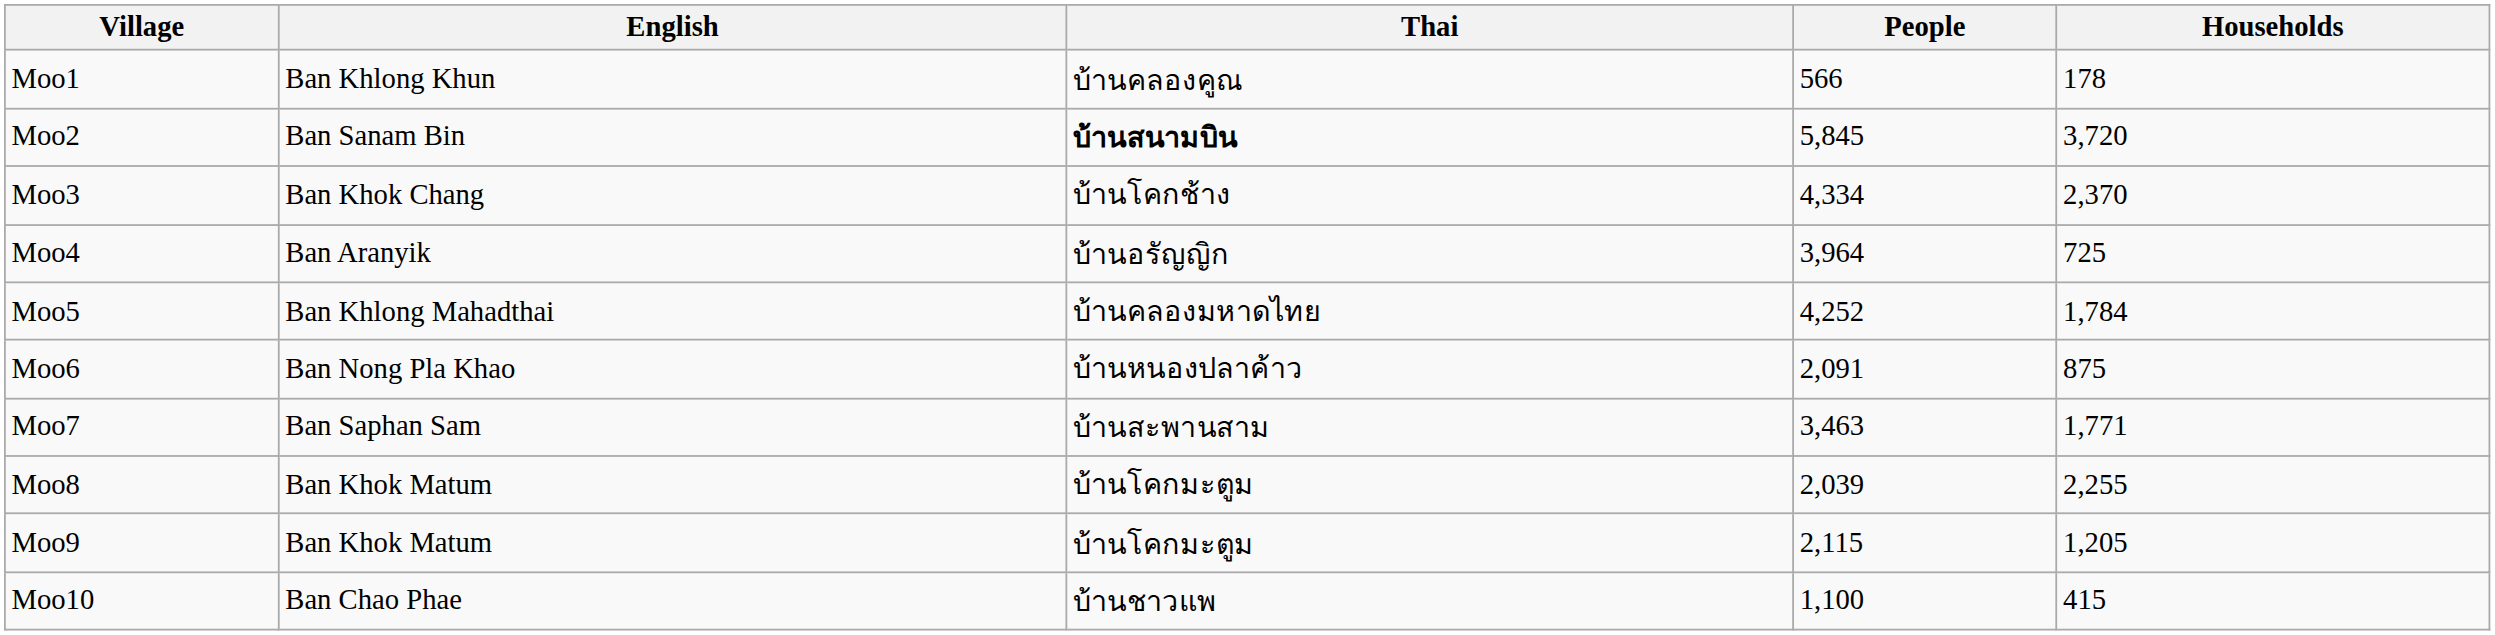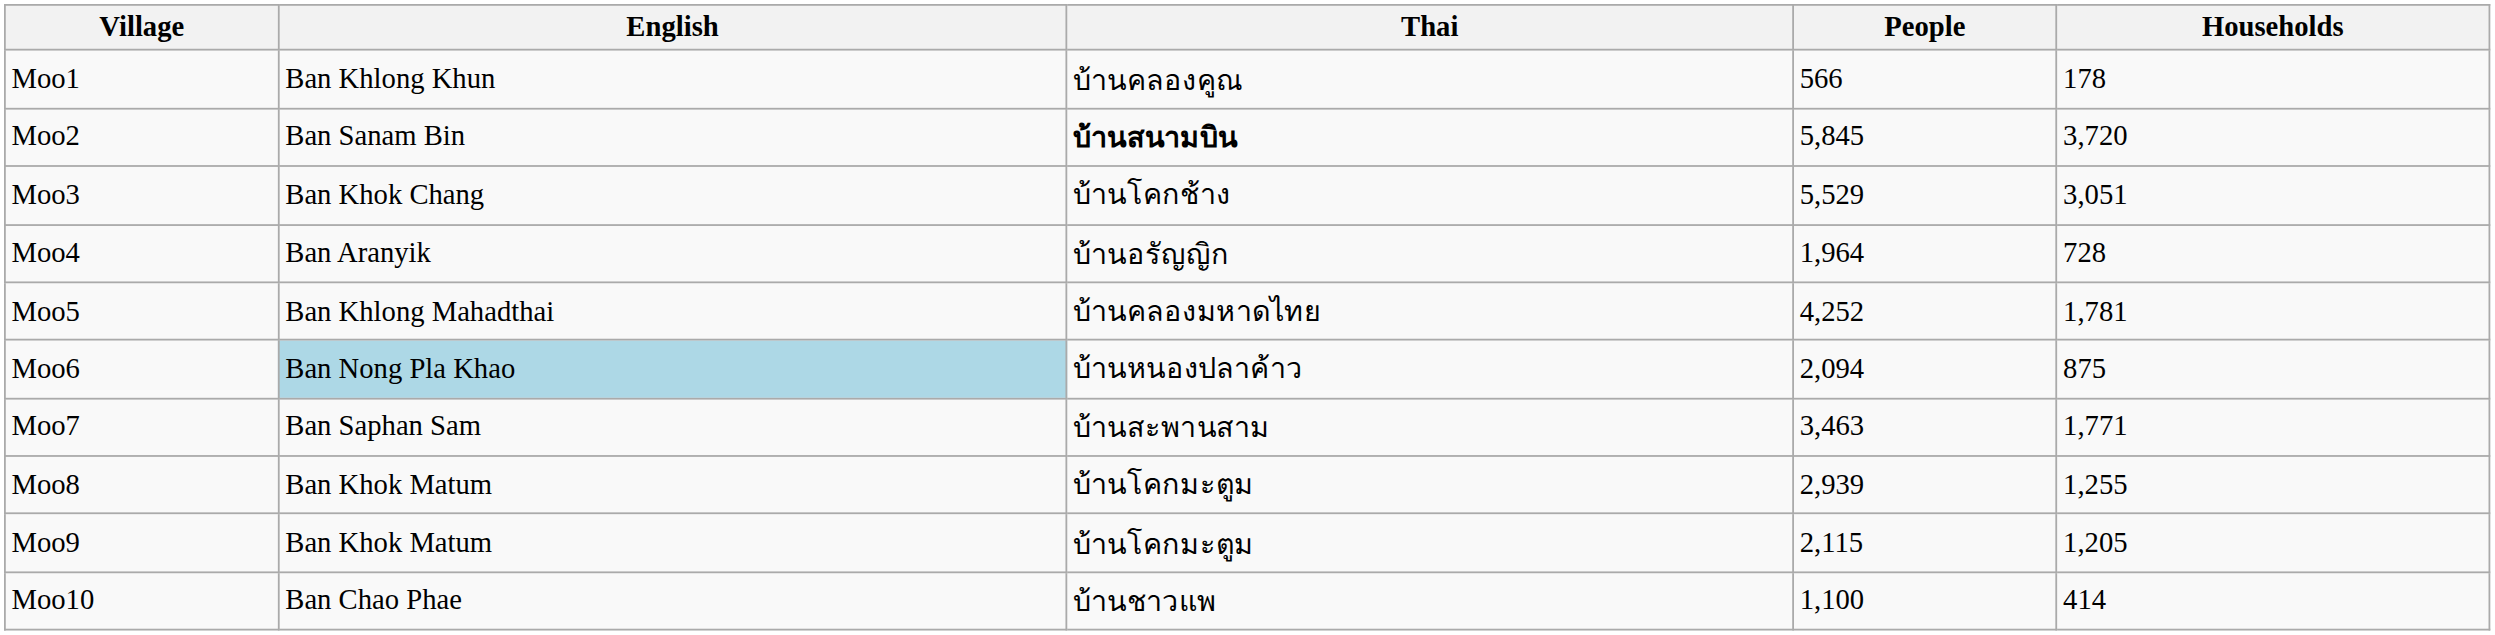(1832, 194) 4,334 -> (1832, 194) 5,529
(2095, 194) 2,370 -> (2095, 194) 3,051
(1832, 252) 3,964 -> (1832, 252) 1,964
(2085, 252) 725 -> (2085, 252) 728
(2095, 310) 1,784 -> (2095, 310) 1,781
(400, 368) no background -> (400, 368) lightblue background
(1832, 368) 2,091 -> (1832, 368) 2,094
(1832, 484) 2,039 -> (1832, 484) 2,939
(2095, 484) 2,255 -> (2095, 484) 1,255
(2085, 600) 415 -> (2085, 600) 414
